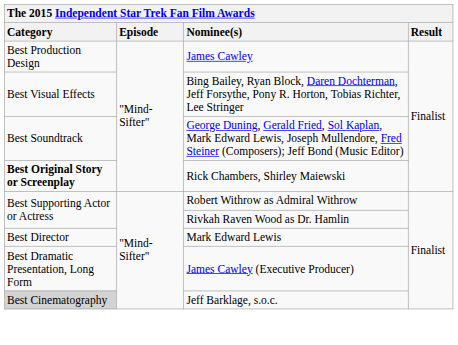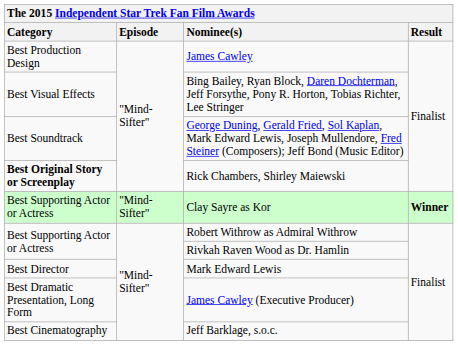+ row: (228, 207)
(57, 300) lightgrey background -> (57, 331) no background
